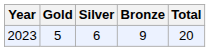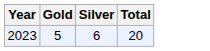- column: (143, 15)
